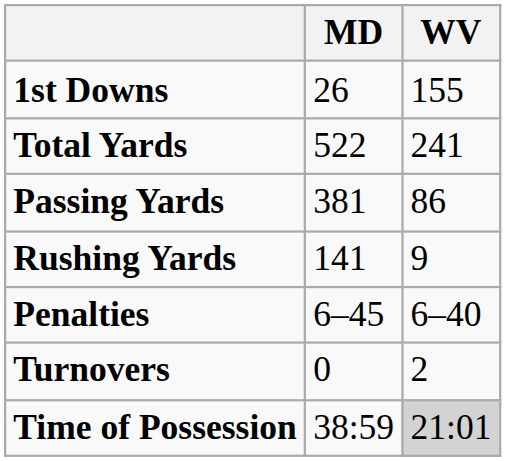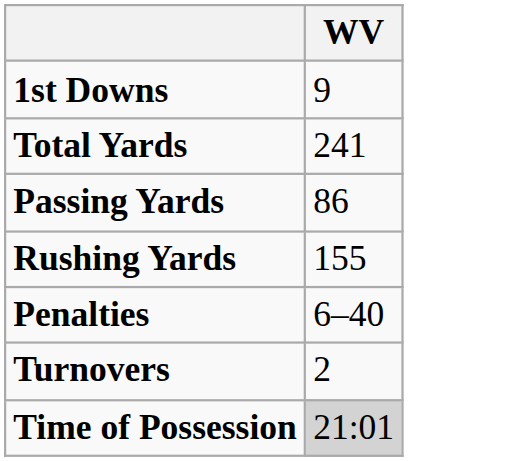- column: (354, 32)
(437, 88) 155 -> (322, 88) 9
(419, 257) 9 -> (340, 257) 155
